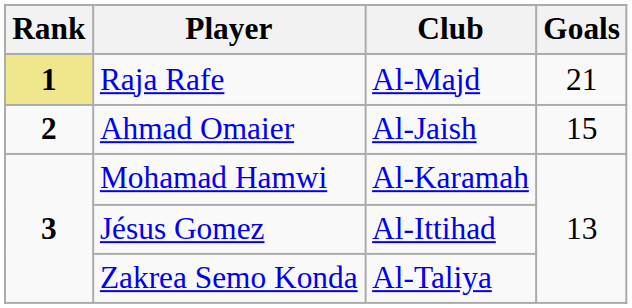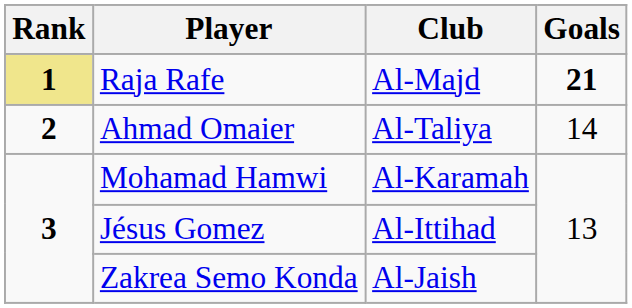(582, 79) normal -> (582, 79) bold
(424, 128) Al-Jaish -> (432, 128) Al-Taliya
(582, 128) 15 -> (582, 128) 14
(432, 278) Al-Taliya -> (424, 278) Al-Jaish
